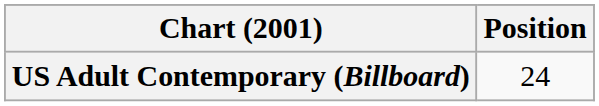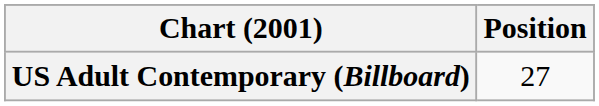(535, 75) 24 -> (535, 75) 27
